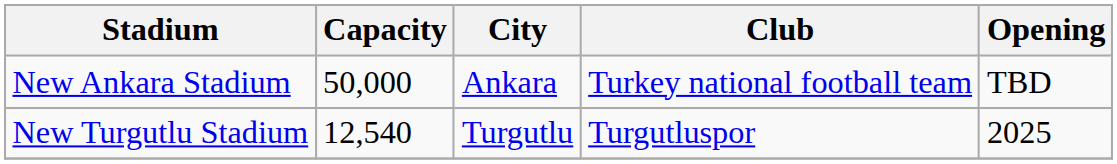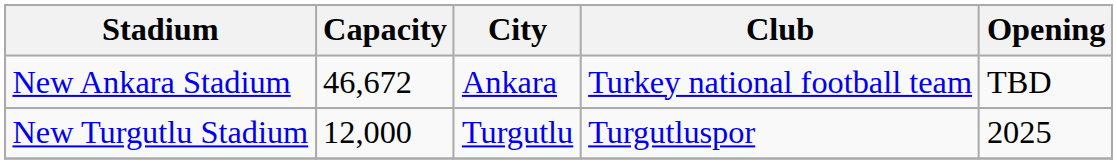(368, 81) 50,000 -> (368, 81) 46,672
(368, 132) 12,540 -> (368, 132) 12,000
